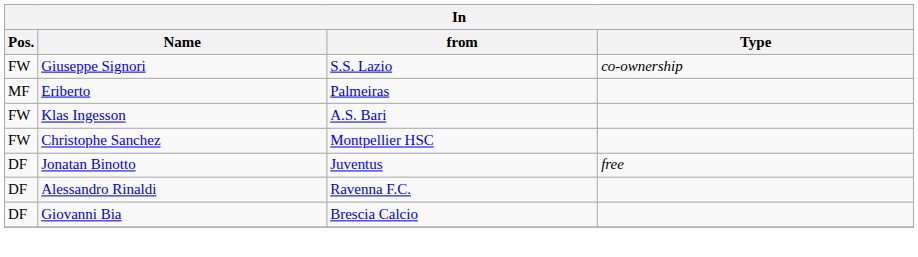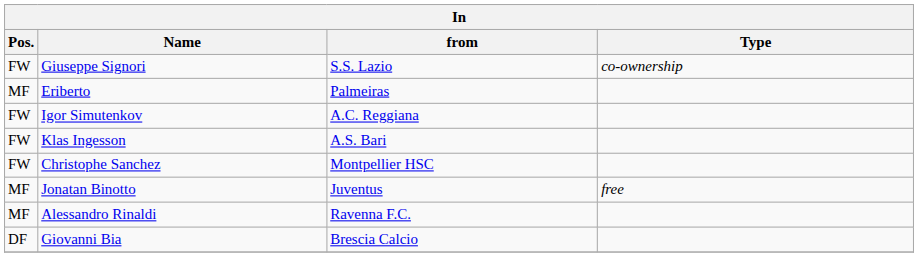+ row: (92, 116)
(18, 165) DF -> (19, 190) MF
(18, 190) DF -> (19, 214) MF
